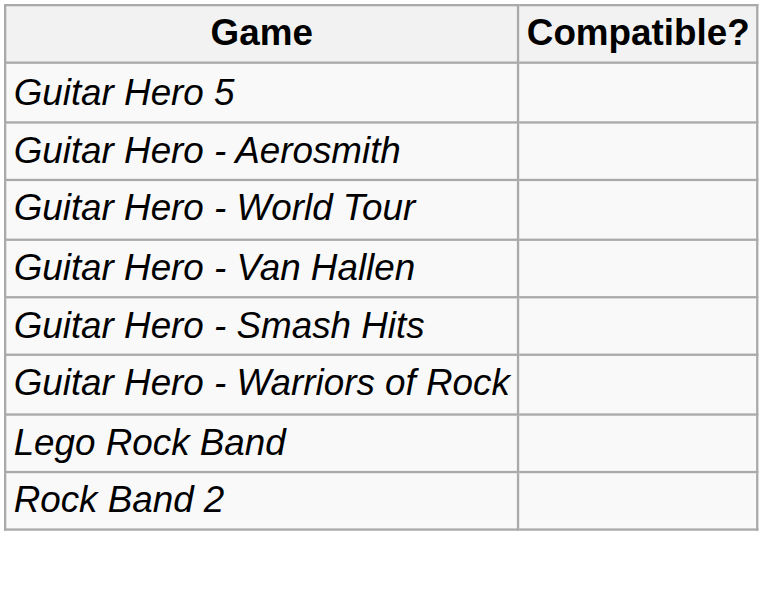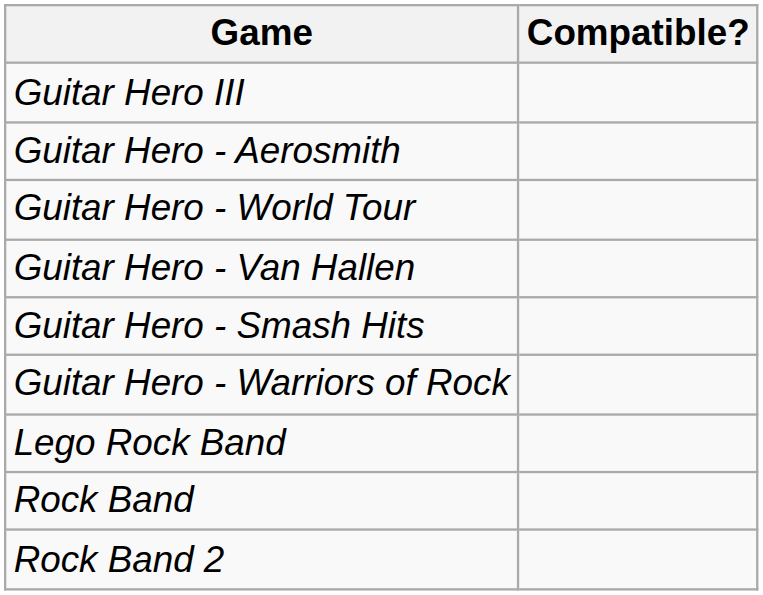+ row: (129, 92)
- row: (124, 92)
+ row: (104, 500)
